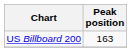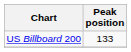(105, 39) 163 -> (105, 39) 133
